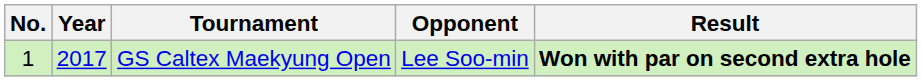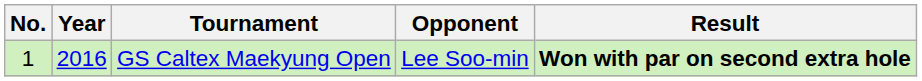(82, 58) 2017 -> (82, 58) 2016
